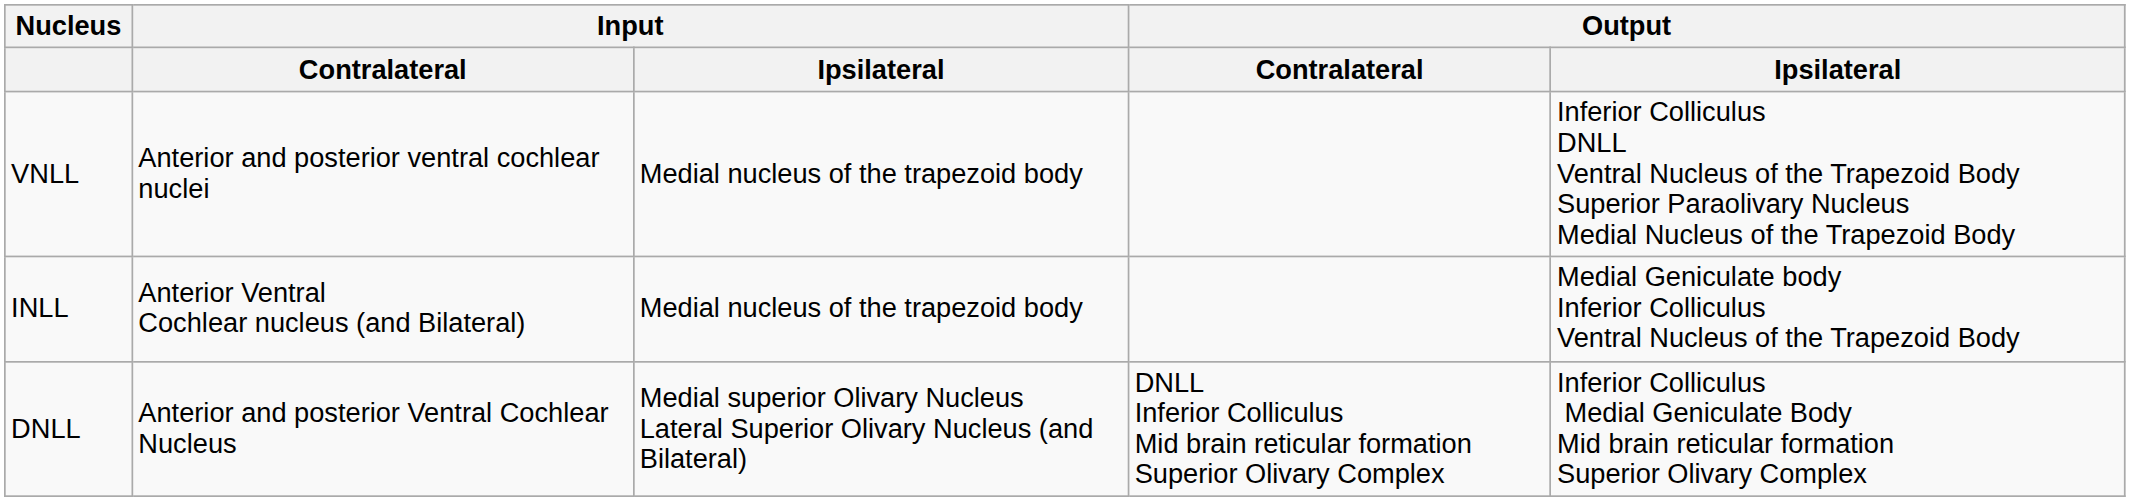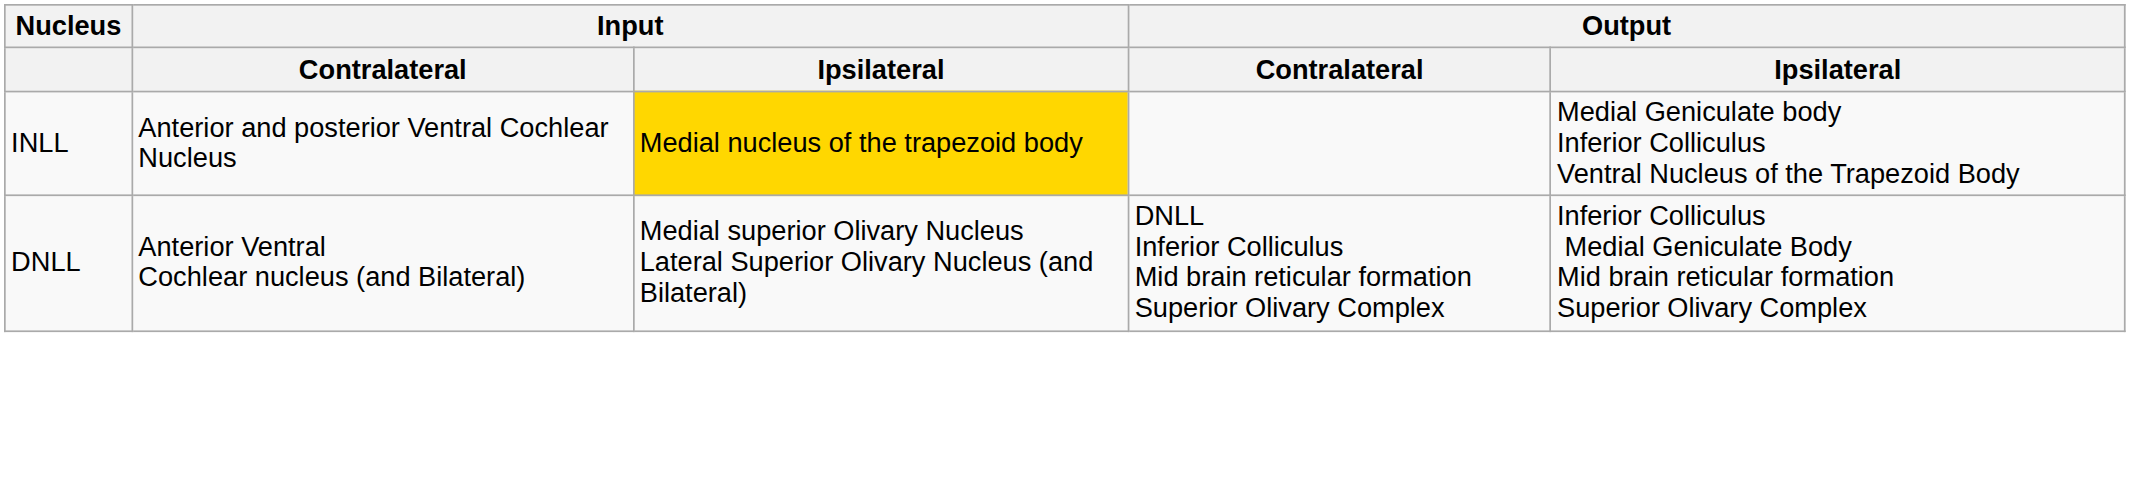- row: (45, 173)
(332, 308) Anterior Ventral Cochlear nucleus (and Bilateral) -> (373, 142) Anterior and posterior Ventral Cochlear Nucleus
(861, 308) no background -> (861, 142) gold background
(373, 428) Anterior and posterior Ventral Cochlear Nucleus -> (332, 262) Anterior Ventral Cochlear nucleus (and Bilateral)
